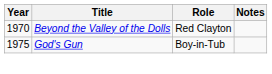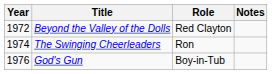(18, 28) 1970 -> (18, 28) 1972
+ row: (97, 45)
(18, 45) 1975 -> (18, 61) 1976
